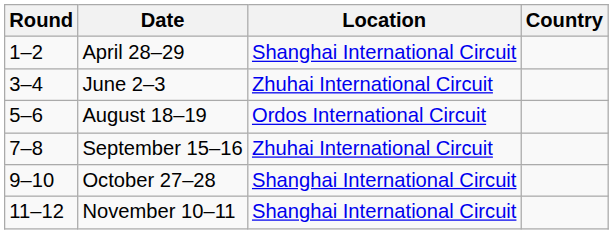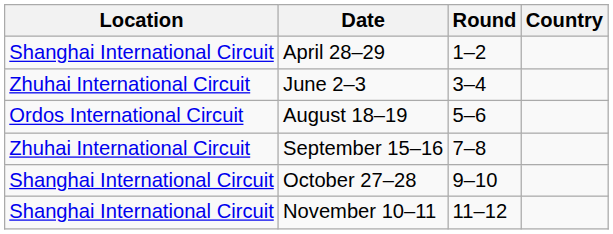columns swapped: (41, 20) <-> (384, 20)
